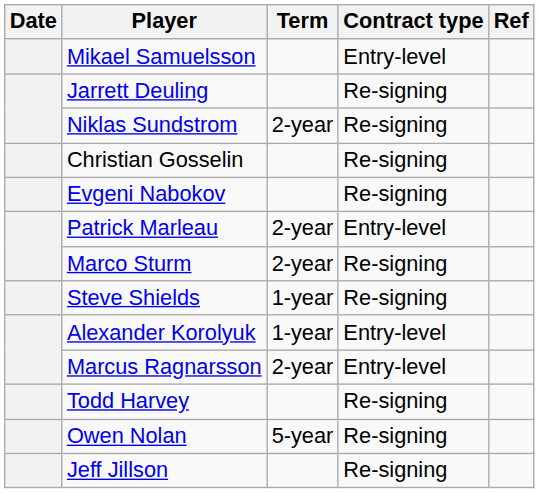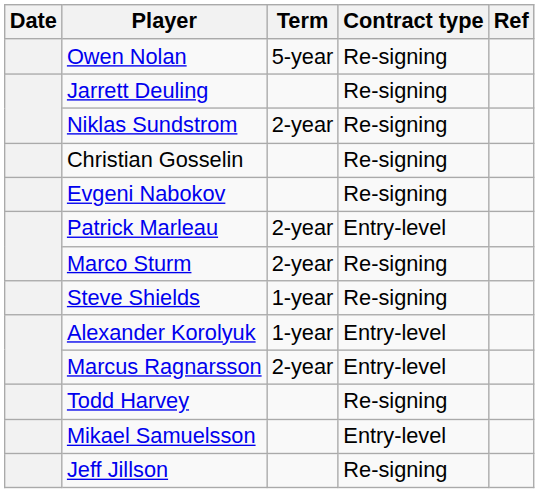rows swapped: (161, 56) <-> (127, 435)
